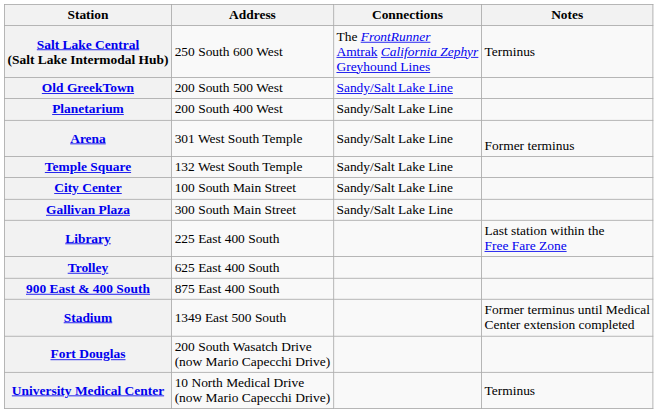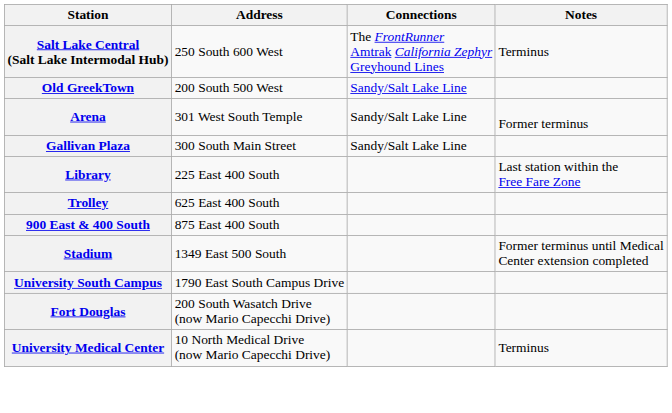- row: (88, 109)
- row: (88, 167)
- row: (88, 188)
+ row: (88, 282)
